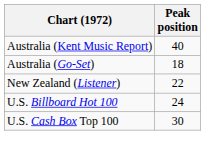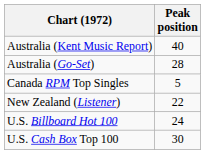(178, 64) 18 -> (178, 64) 28
+ row: (68, 83)
